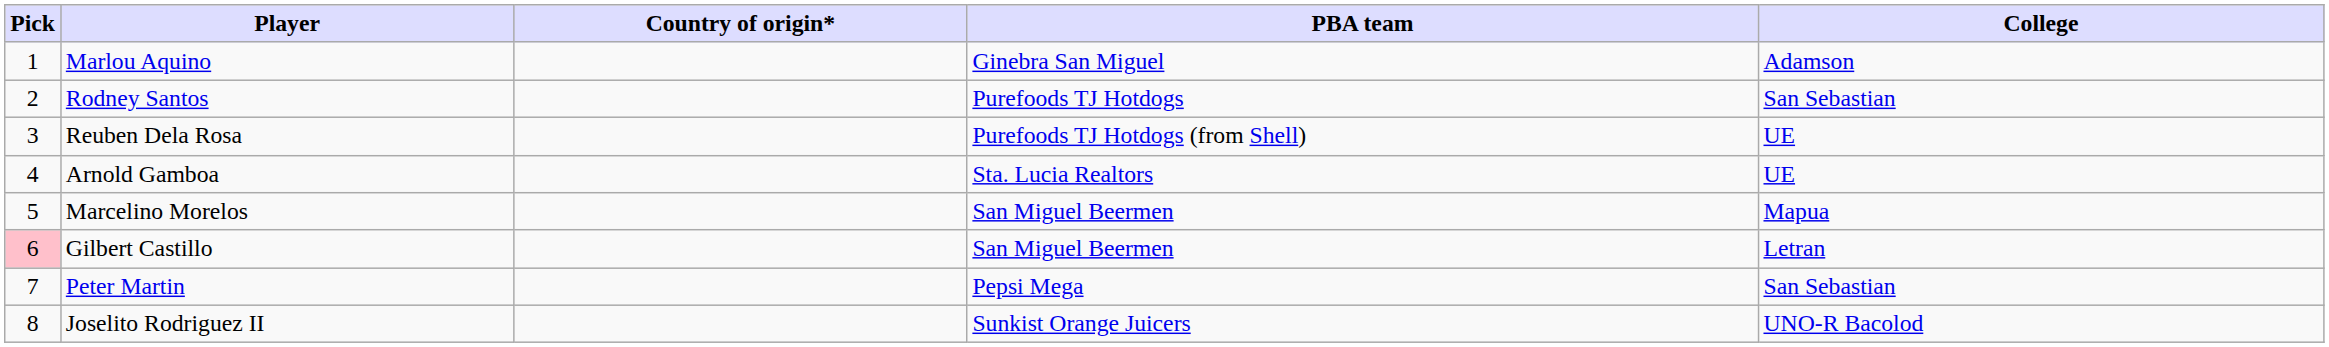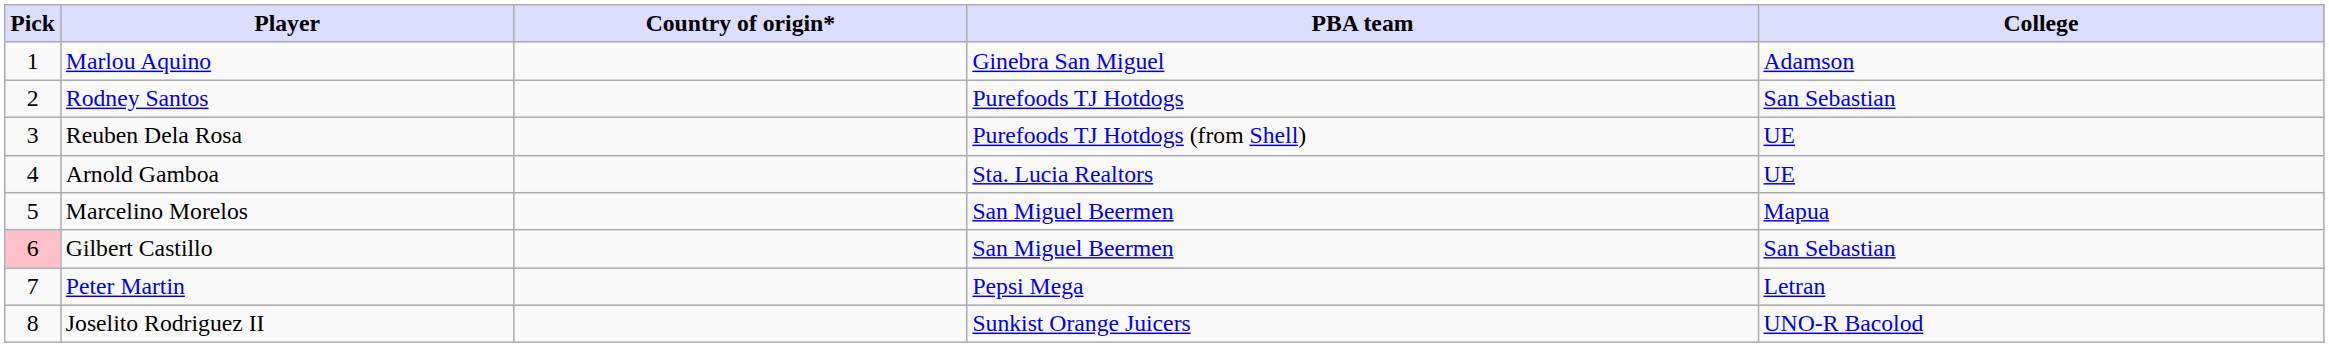(1794, 248) Letran -> (1830, 248) San Sebastian
(1830, 286) San Sebastian -> (1794, 286) Letran
